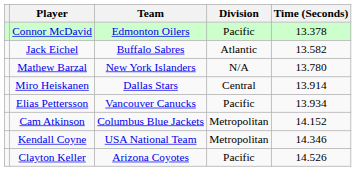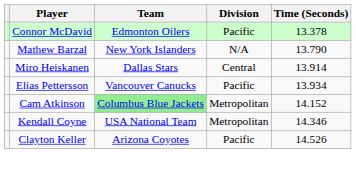- row: (52, 49)
(311, 67) 13.780 -> (311, 49) 13.790
(151, 121) no background -> (151, 103) lightgreen background
